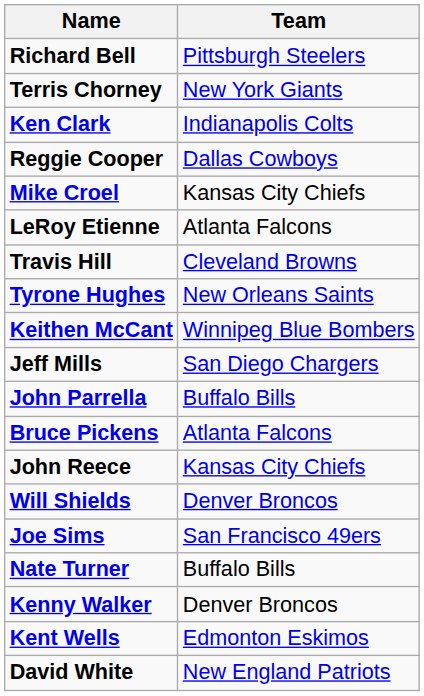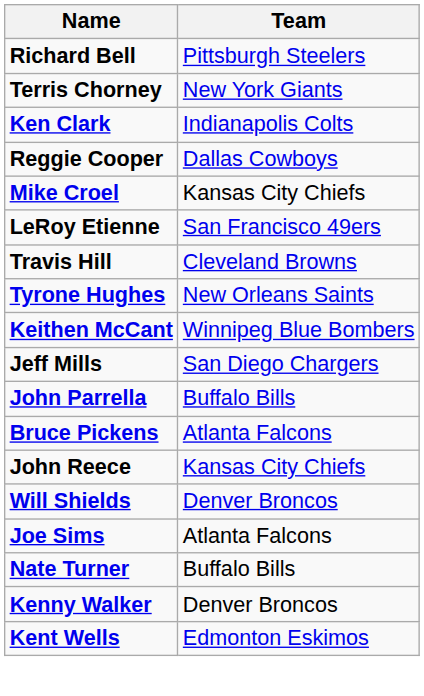(257, 227) Atlanta Falcons -> (282, 227) San Francisco 49ers
(282, 535) San Francisco 49ers -> (257, 535) Atlanta Falcons
- row: (71, 672)
